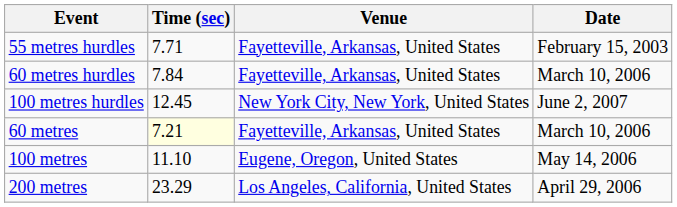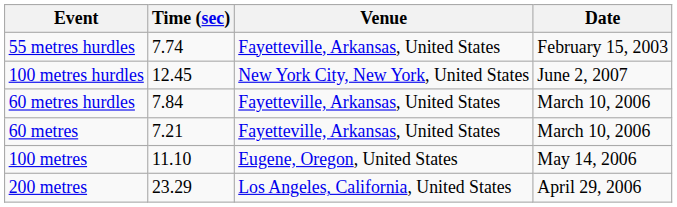(168, 46) 7.71 -> (168, 46) 7.74
rows swapped: (72, 74) <-> (76, 103)
(168, 131) lightyellow background -> (168, 131) no background
